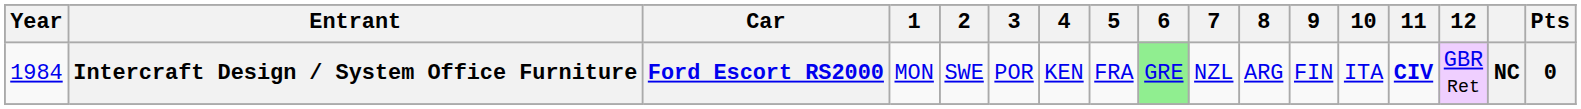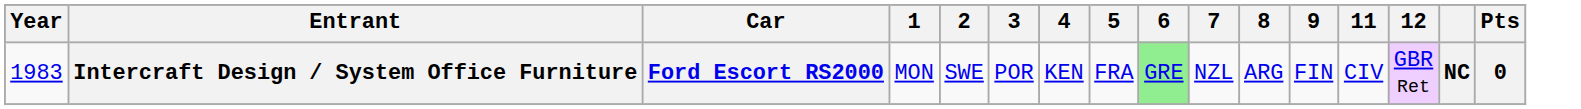- column: (1364, 23)
(36, 73) 1984 -> (36, 73) 1983
(1414, 73) bold -> (1364, 73) normal
